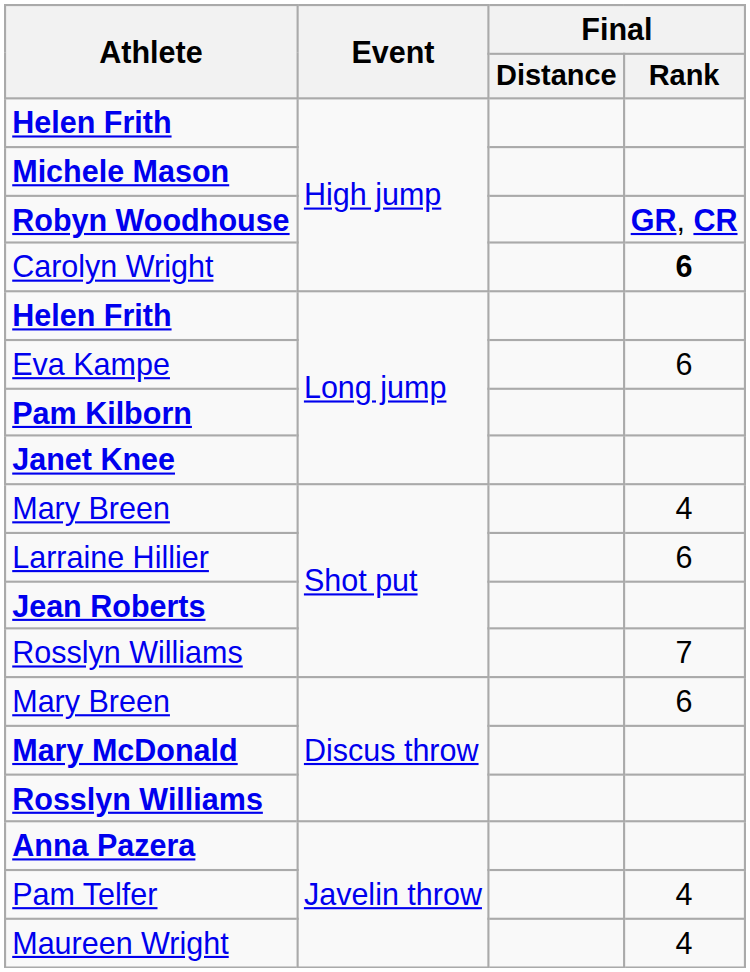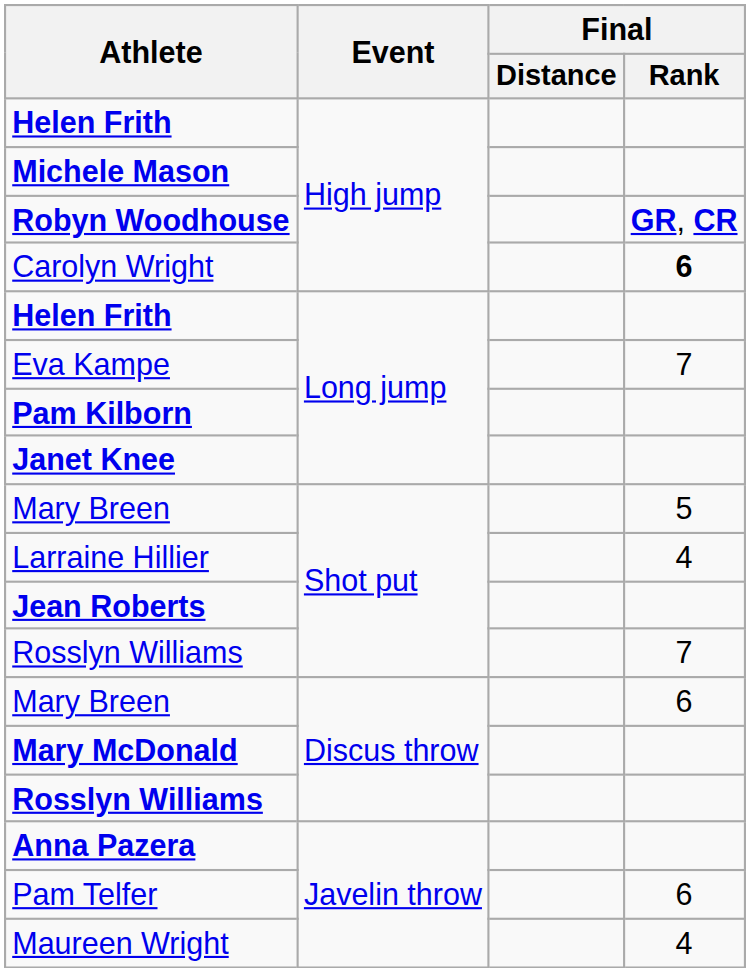(684, 364) 6 -> (684, 364) 7
(684, 509) 4 -> (684, 509) 5
(684, 557) 6 -> (684, 557) 4
(684, 895) 4 -> (684, 895) 6
